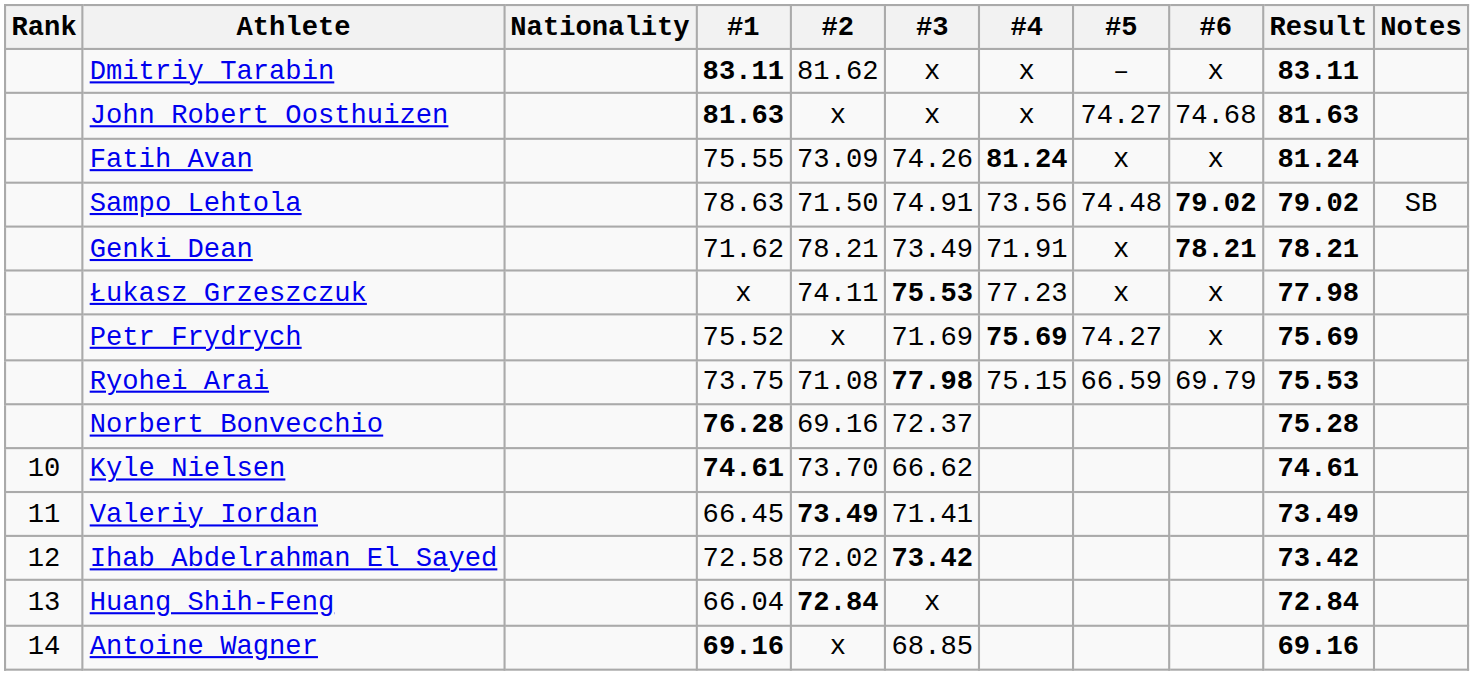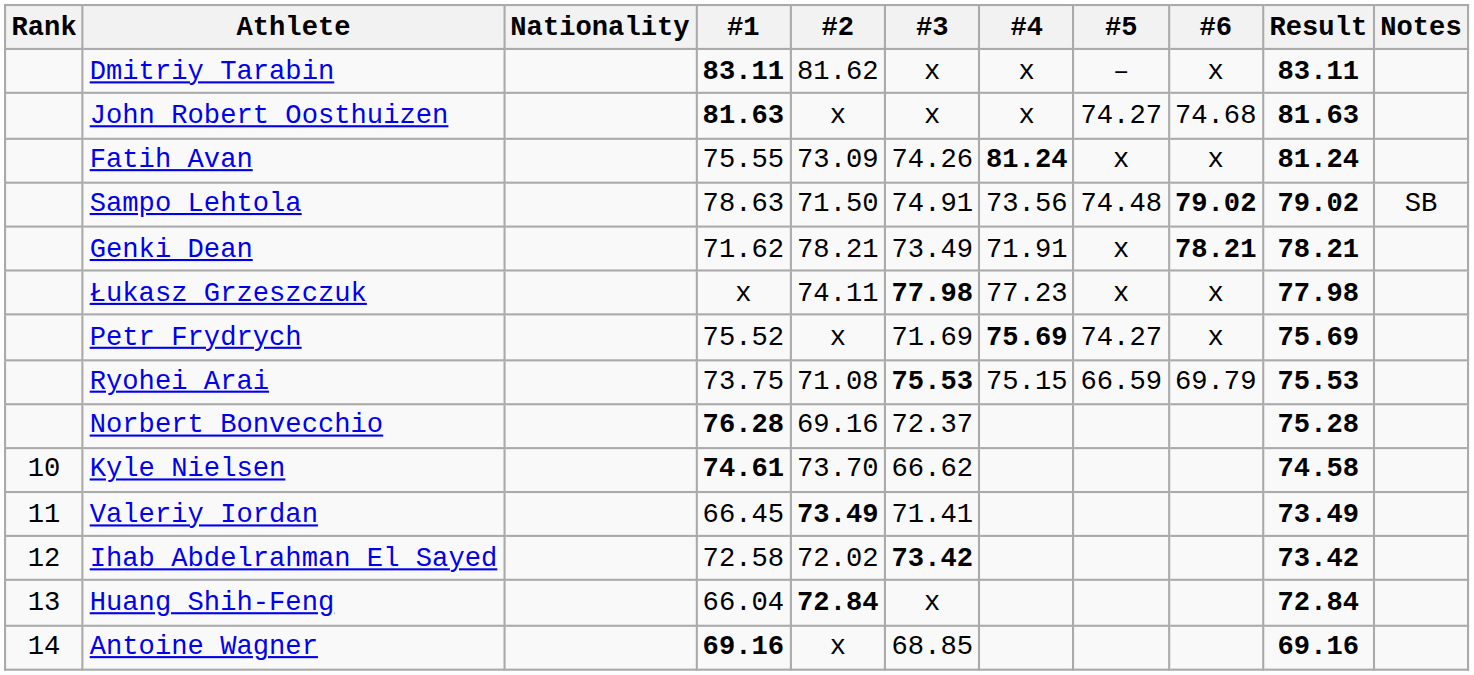(932, 293) 75.53 -> (932, 293) 77.98
(932, 381) 77.98 -> (932, 381) 75.53
(1318, 470) 74.61 -> (1318, 470) 74.58
